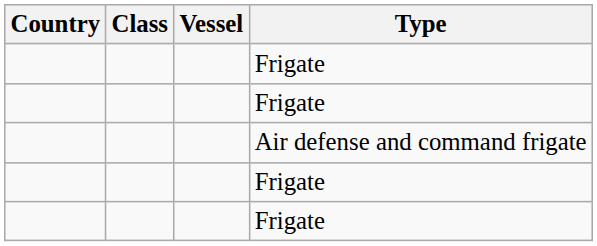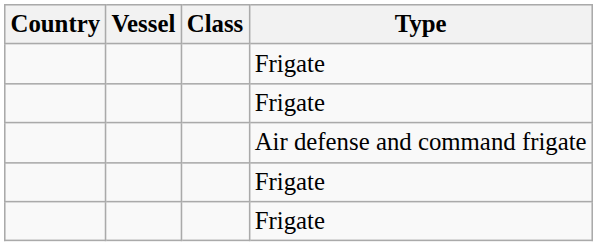columns swapped: (211, 24) <-> (140, 24)
